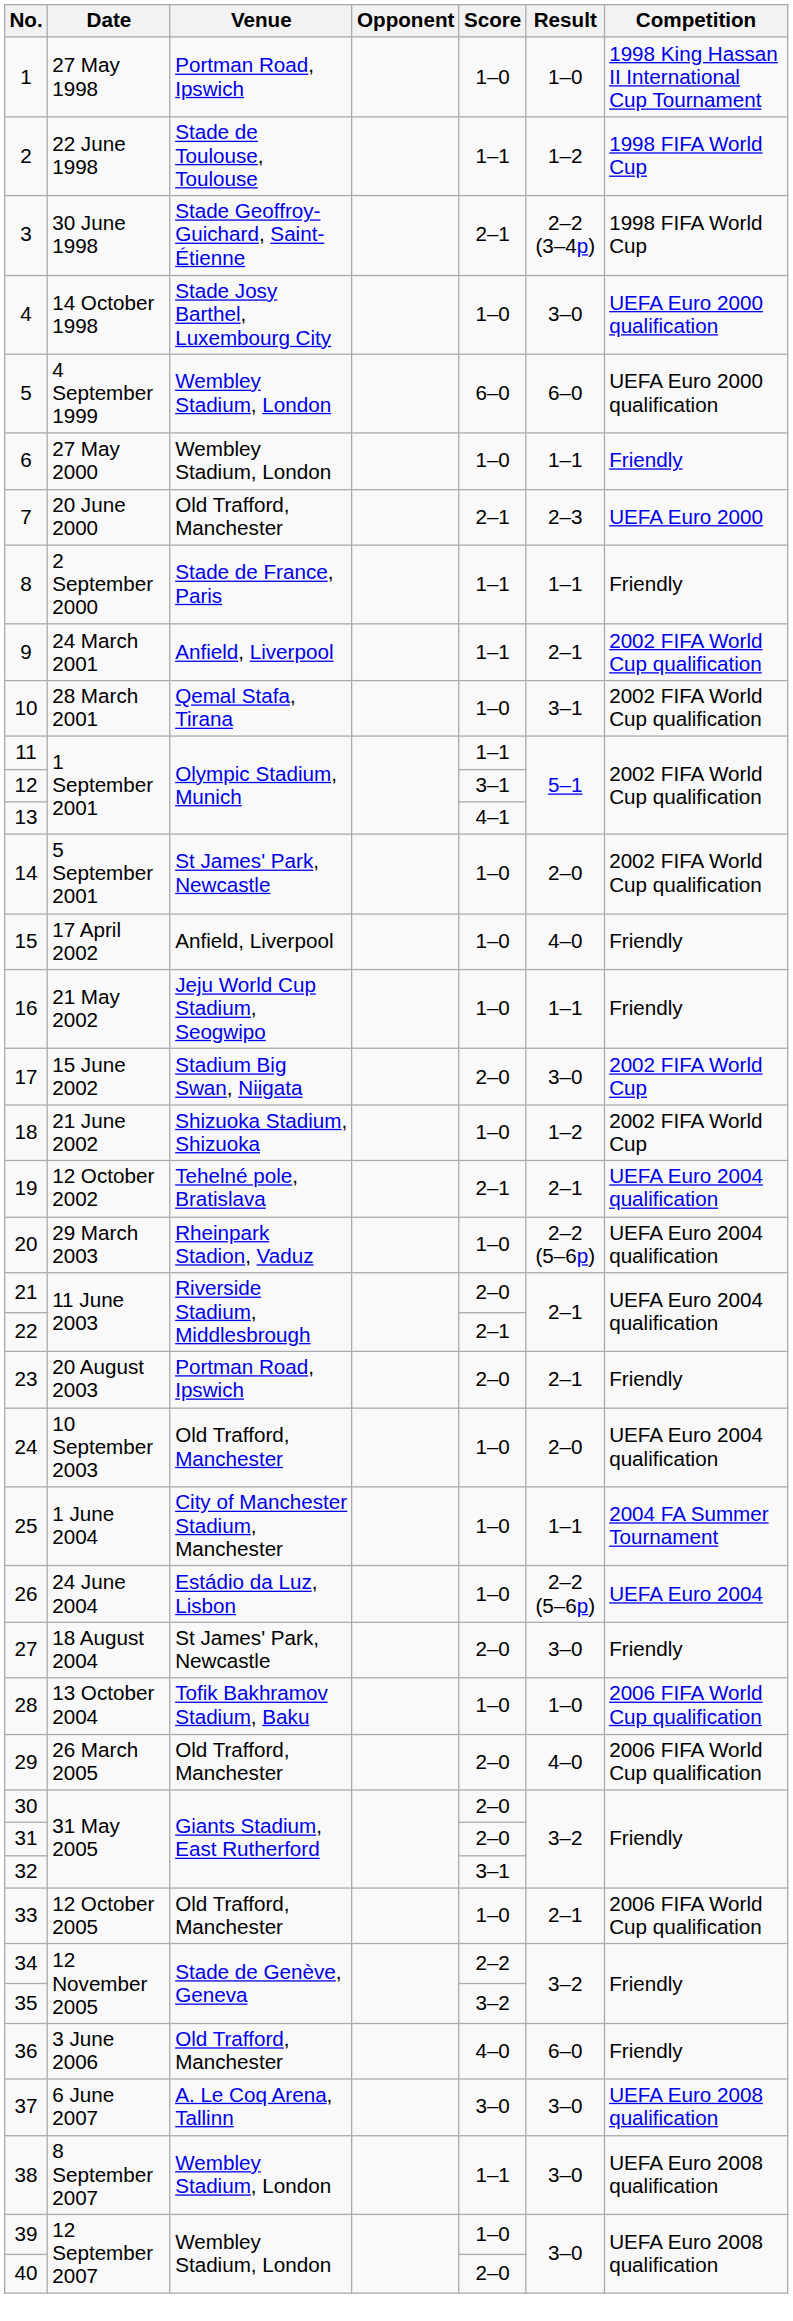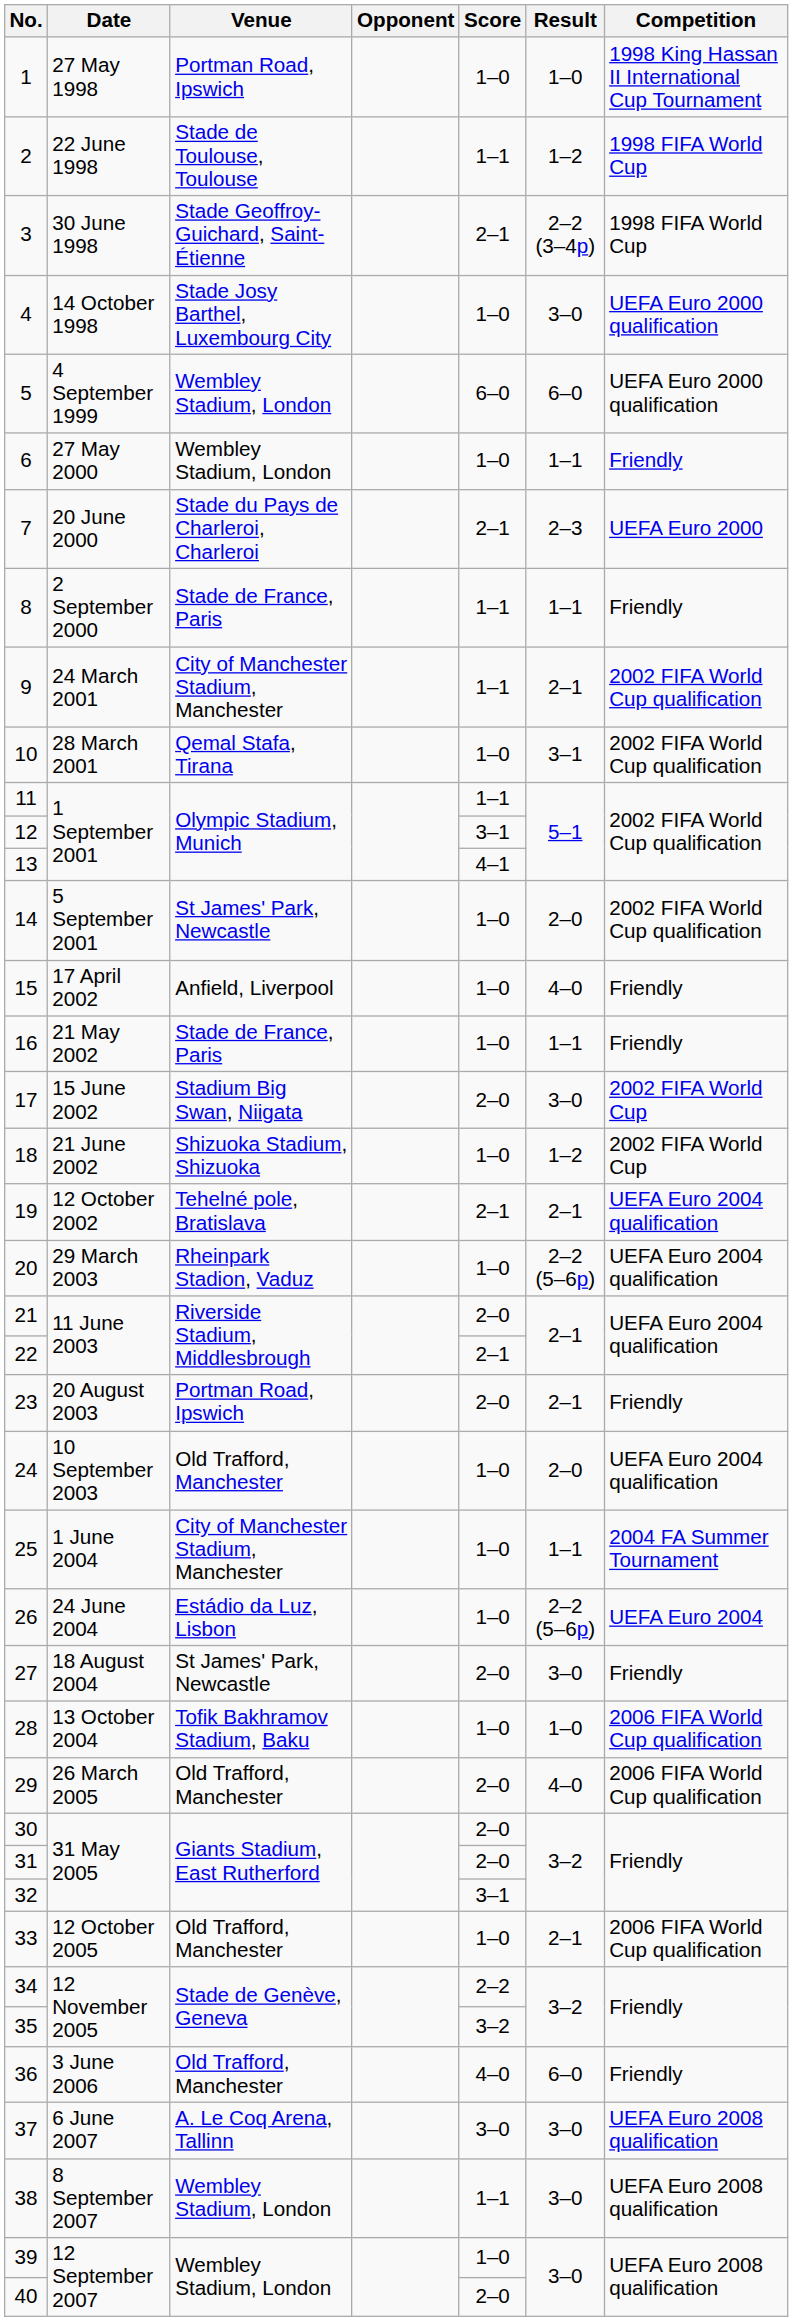(232, 517) Old Trafford, Manchester -> (257, 528) Stade du Pays de Charleroi, Charleroi
(254, 652) Anfield, Liverpool -> (261, 686) City of Manchester Stadium, Manchester
(246, 1009) Jeju World Cup Stadium, Seogwipo -> (254, 1043) Stade de France, Paris
